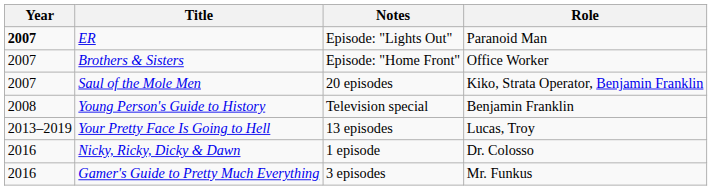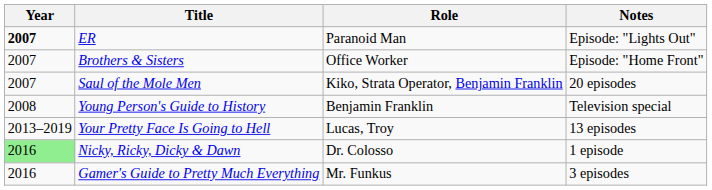columns swapped: (585, 15) <-> (393, 15)
(22, 151) no background -> (22, 151) lightgreen background
